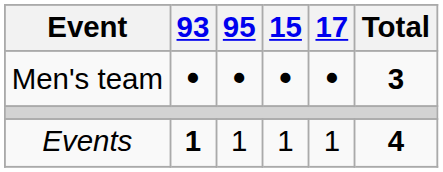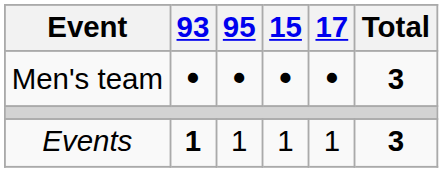(396, 142) 4 -> (396, 142) 3
